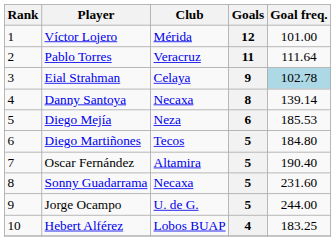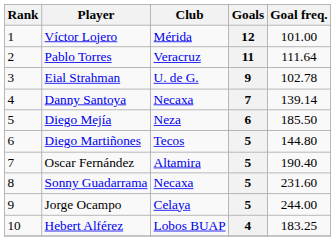(172, 78) Celaya -> (176, 78) U. de G.
(299, 78) lightblue background -> (299, 78) no background
(248, 99) 8 -> (248, 99) 7
(299, 120) 185.53 -> (299, 120) 185.50
(299, 141) 184.80 -> (299, 141) 144.80
(176, 204) U. de G. -> (172, 204) Celaya
